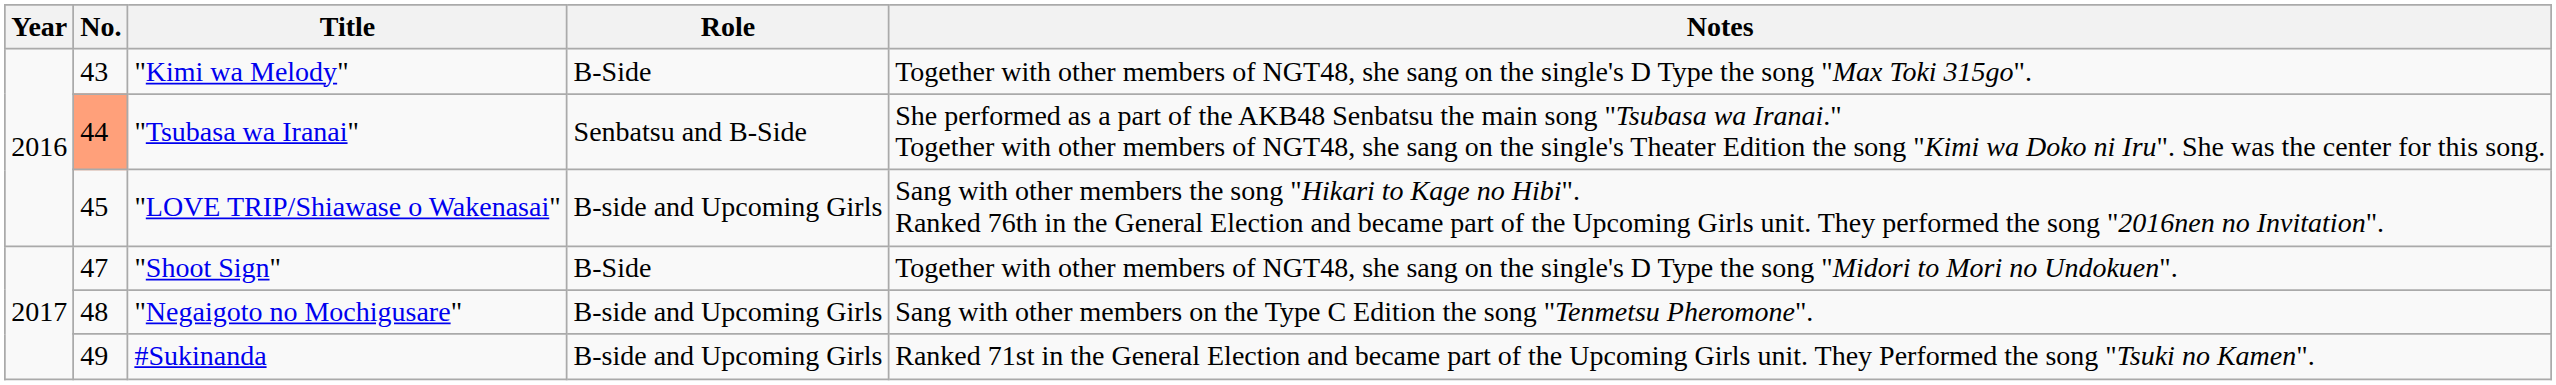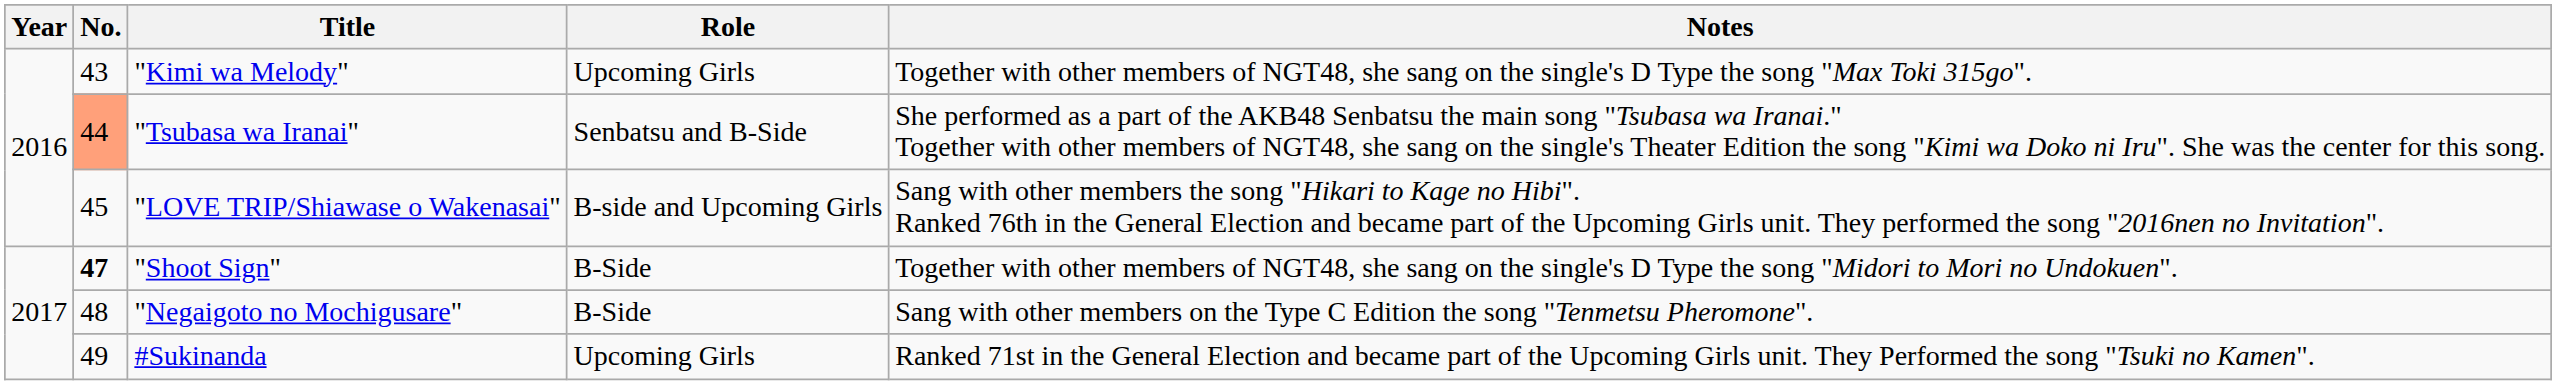(612, 71) B-Side -> (664, 71) Upcoming Girls
(94, 267) normal -> (94, 267) bold
(728, 311) B-side and Upcoming Girls -> (612, 311) B-Side
(728, 356) B-side and Upcoming Girls -> (664, 356) Upcoming Girls
